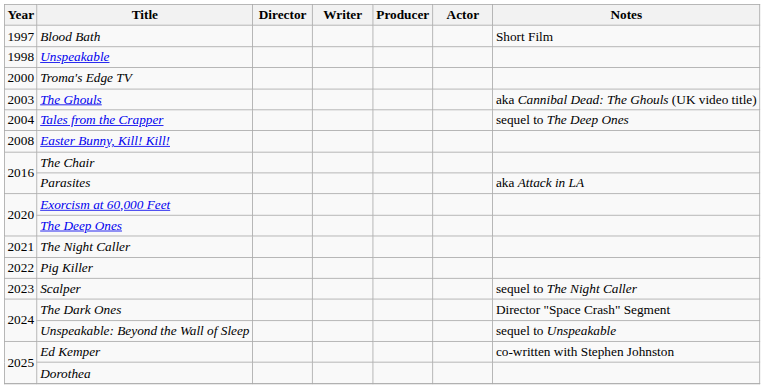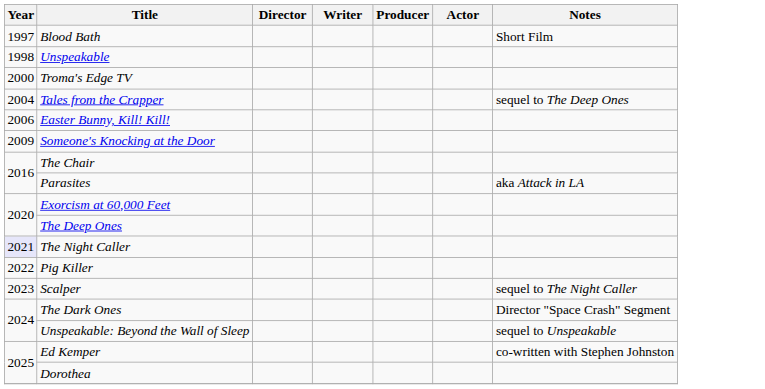- row: (71, 99)
(21, 141) 2008 -> (21, 120) 2006
+ row: (128, 141)
(21, 246) no background -> (21, 246) lavender background
